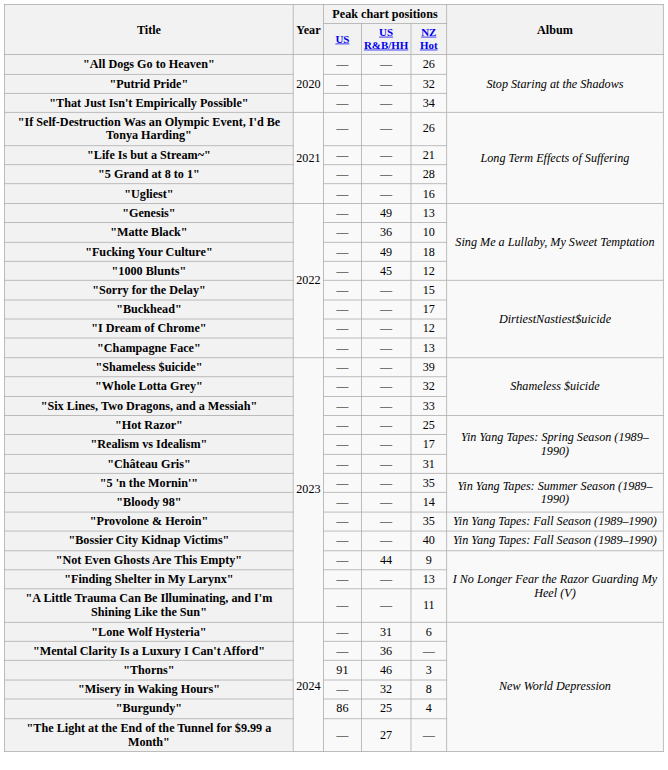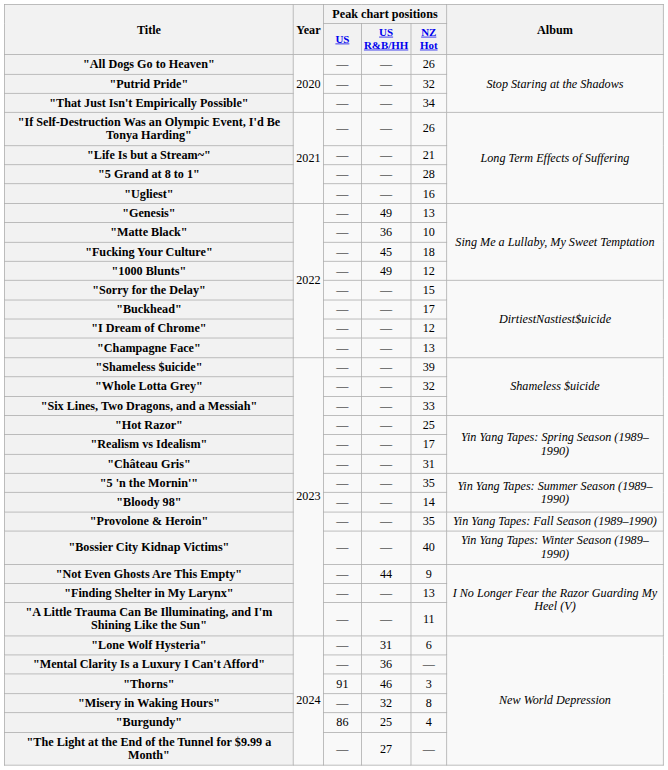(386, 251) 49 -> (386, 251) 45
(386, 270) 45 -> (386, 270) 49
(555, 540) Yin Yang Tapes: Fall Season (1989–1990) -> (555, 547) Yin Yang Tapes: Winter Season (1989–1990)
